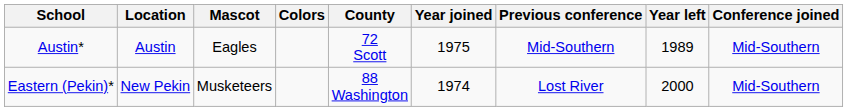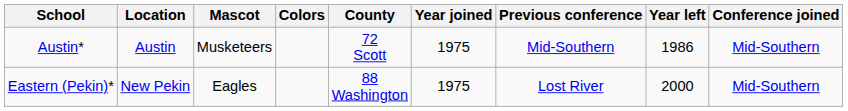(234, 47) Eagles -> (234, 47) Musketeers
(677, 47) 1989 -> (677, 47) 1986
(234, 86) Musketeers -> (234, 86) Eagles
(454, 86) 1974 -> (454, 86) 1975
